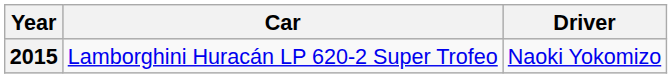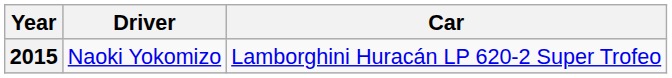columns swapped: (585, 22) <-> (283, 22)
